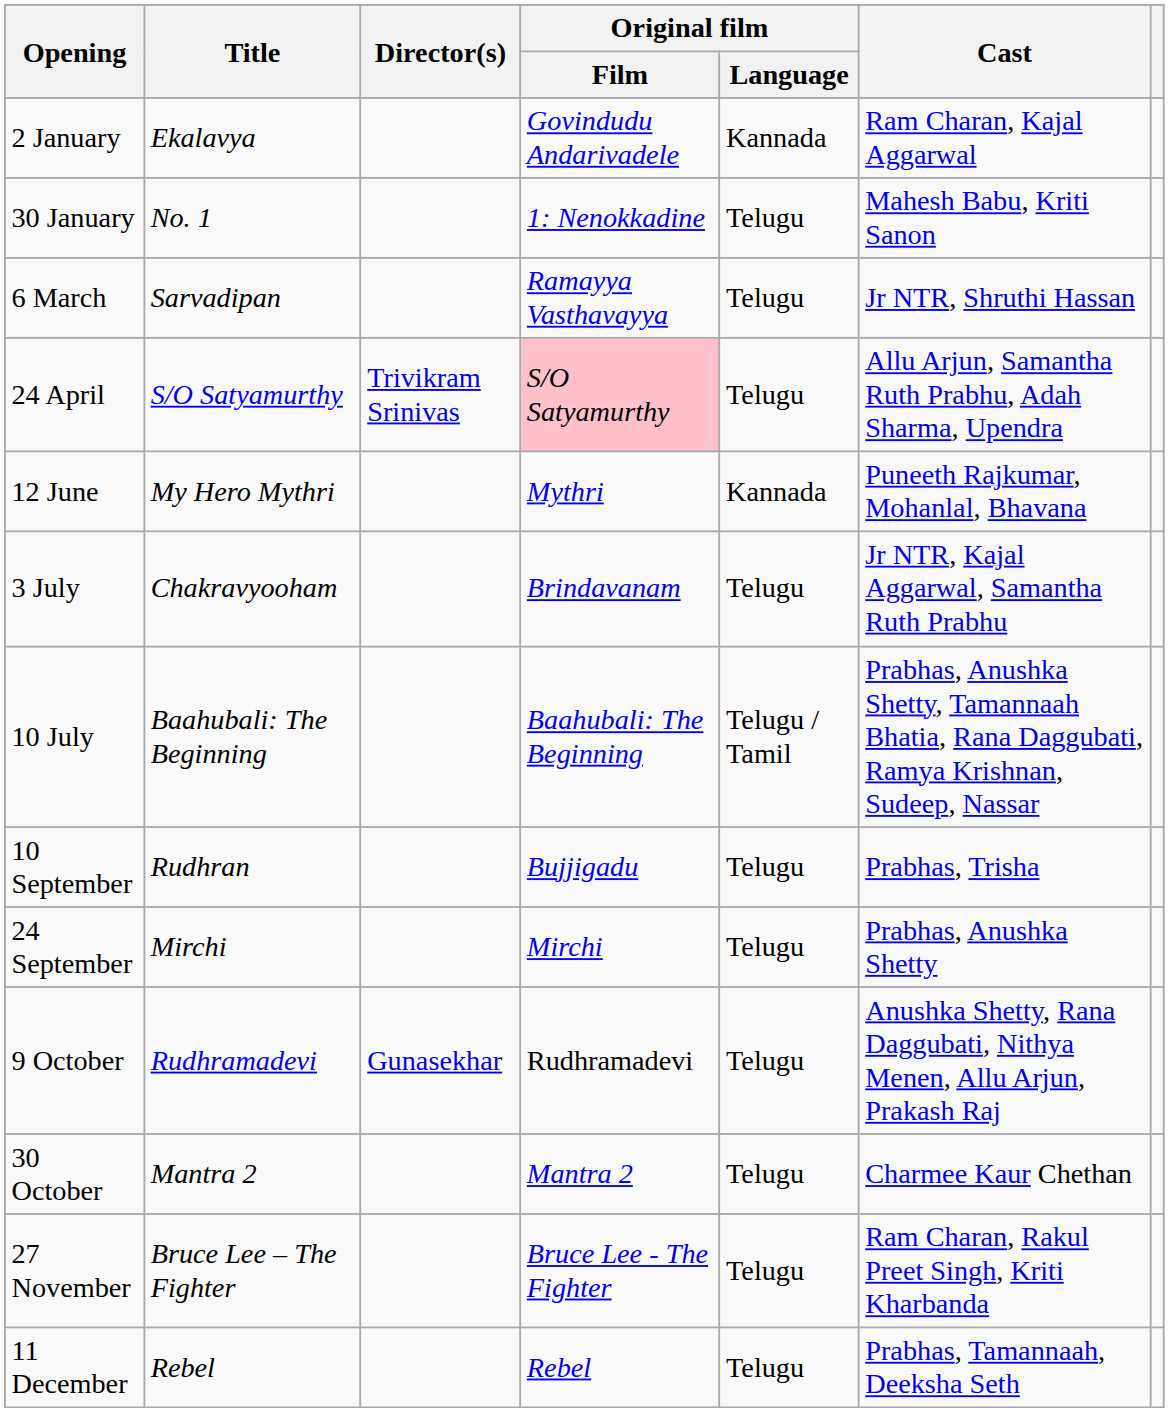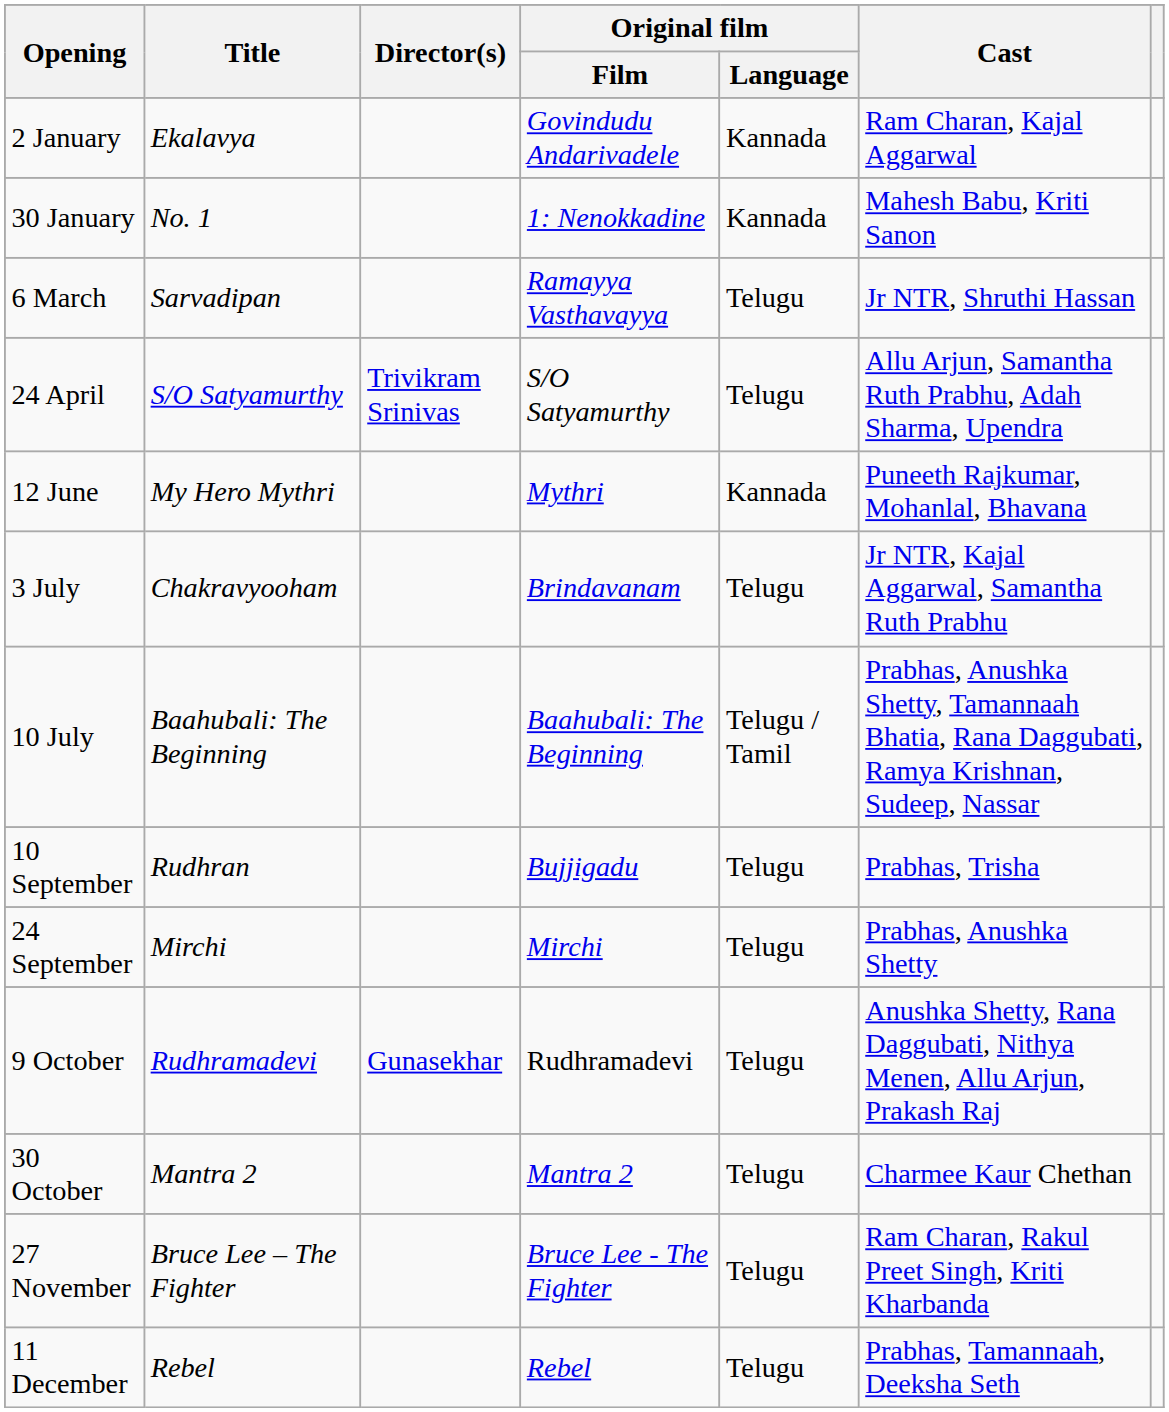(765, 218) Telugu -> (776, 218) Kannada
(598, 394) pink background -> (598, 394) no background
